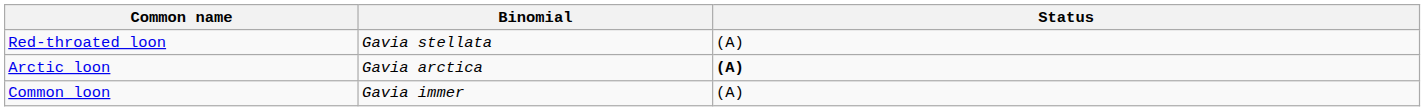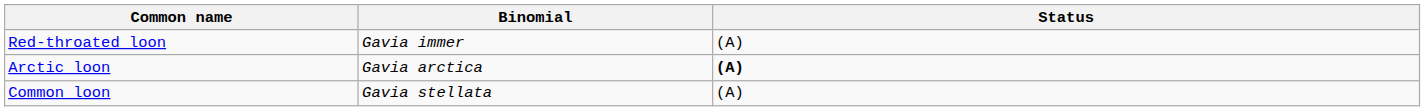(427, 42) Gavia stellata -> (413, 42) Gavia immer
(413, 93) Gavia immer -> (427, 93) Gavia stellata
